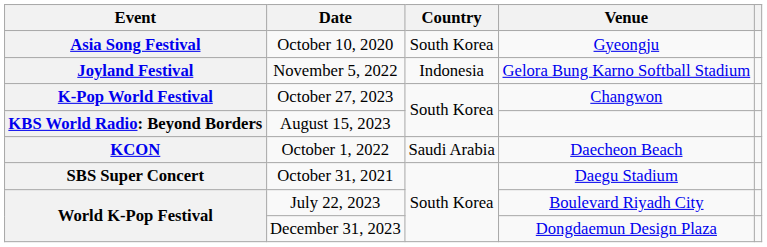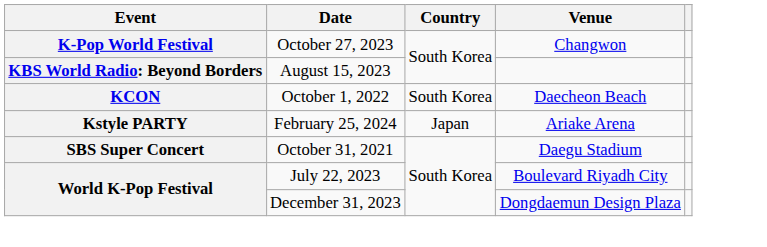- row: (335, 44)
- row: (335, 70)
(452, 149) Saudi Arabia -> (450, 96) South Korea
+ row: (335, 123)
